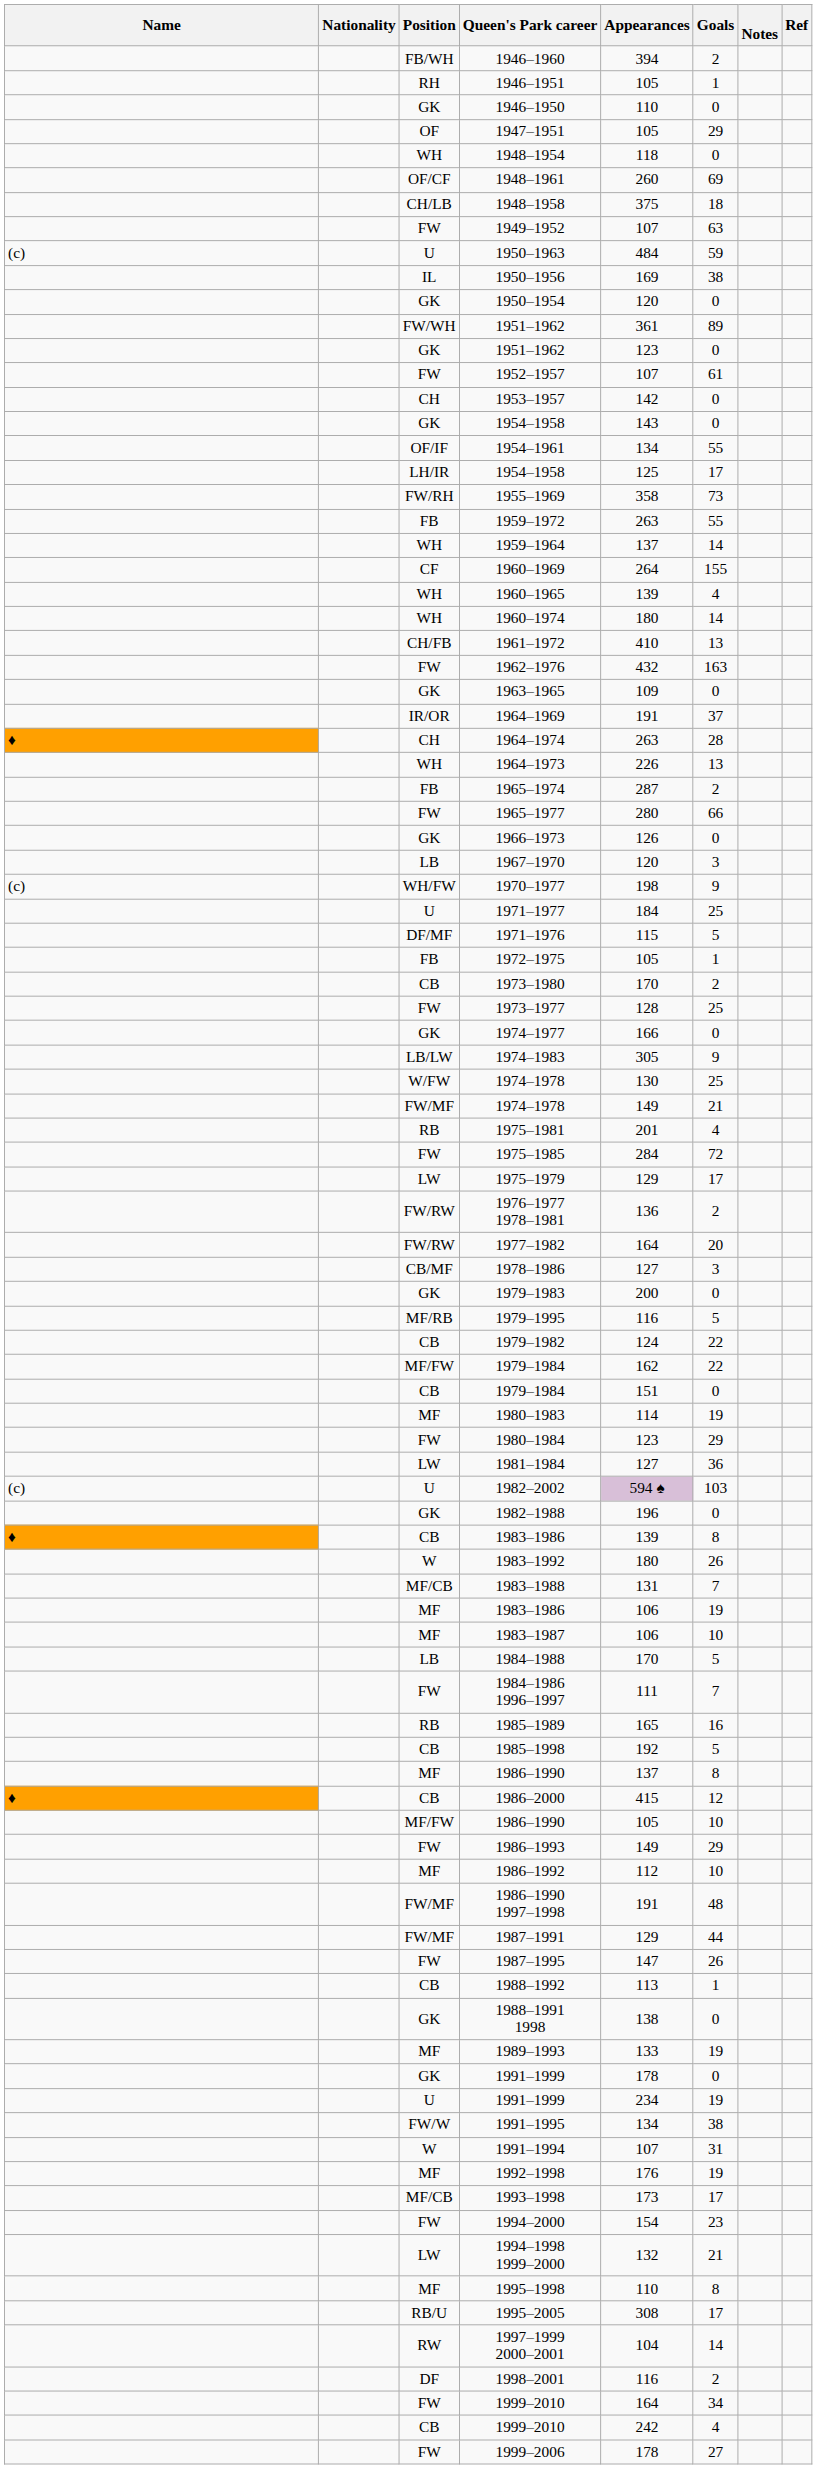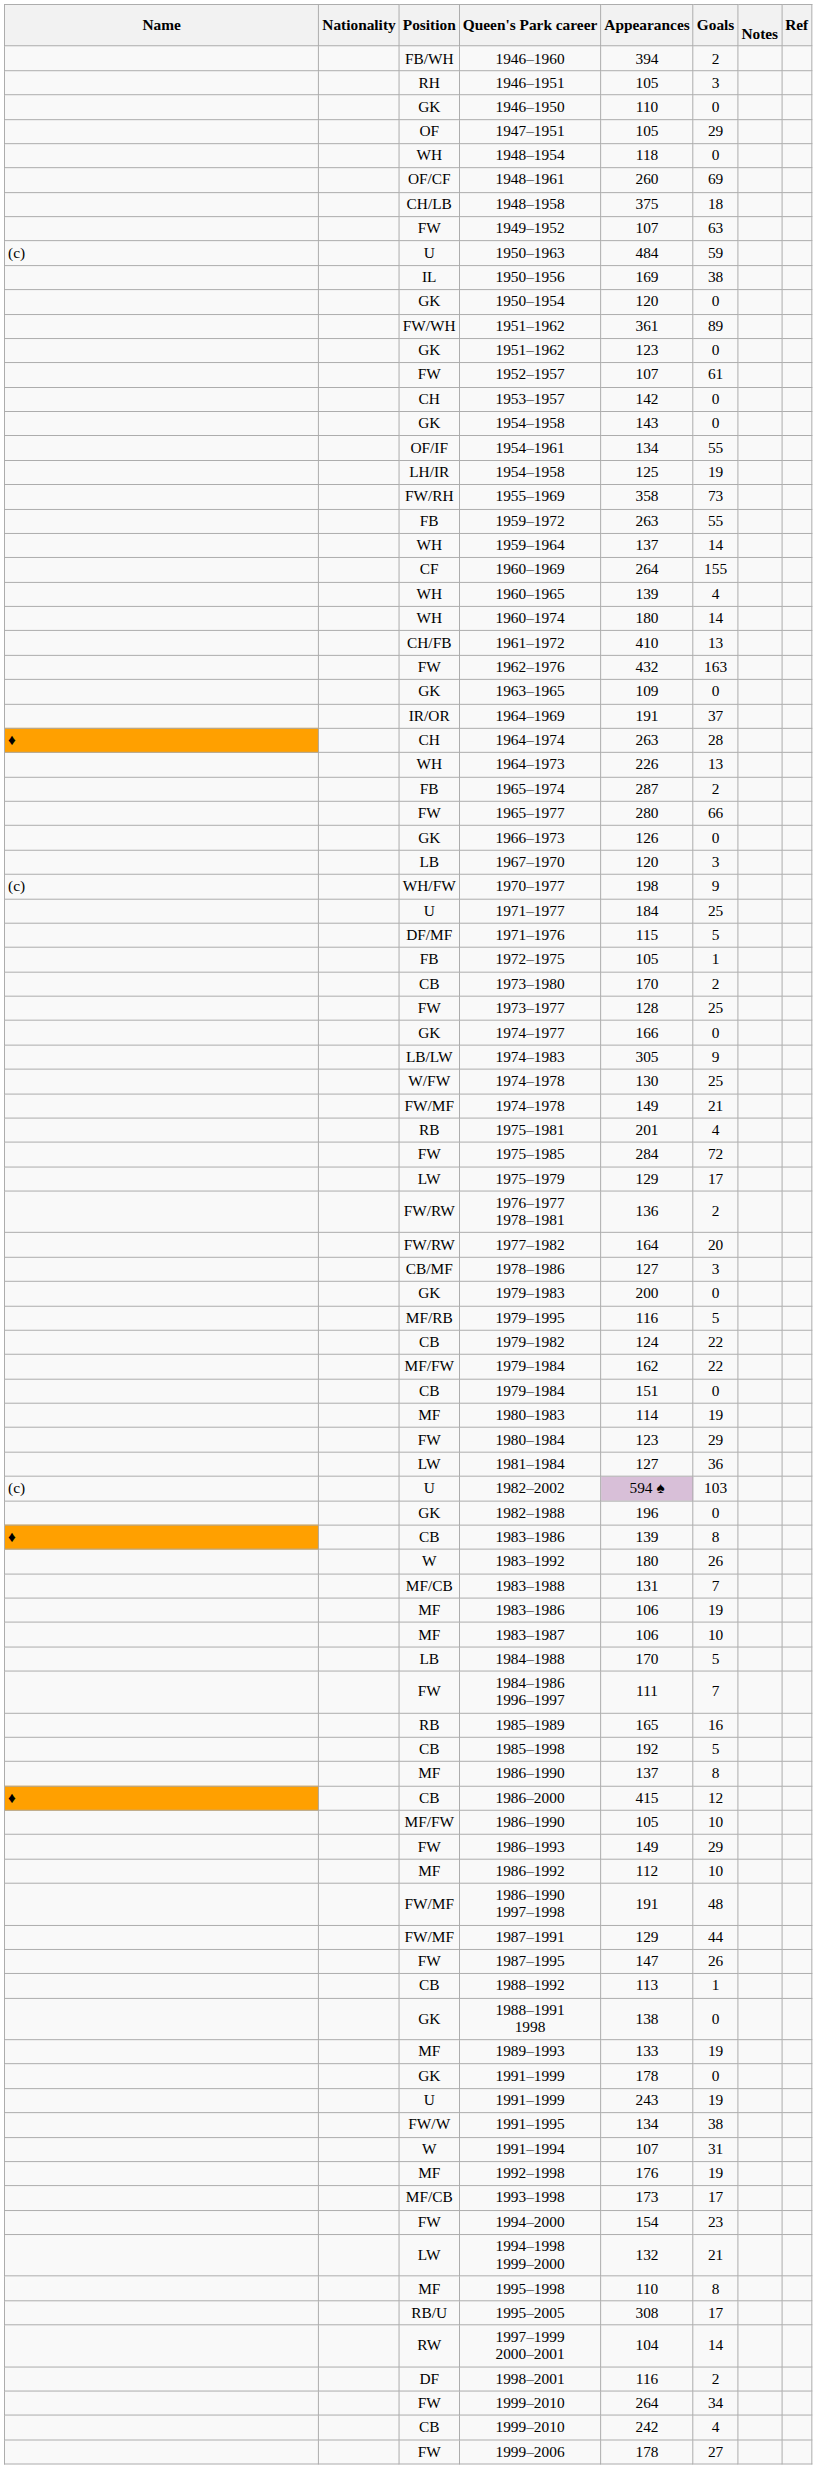(716, 82) 1 -> (716, 82) 3
(716, 472) 17 -> (716, 472) 19
(647, 2100) 234 -> (647, 2100) 243
(647, 2403) 164 -> (647, 2403) 264
